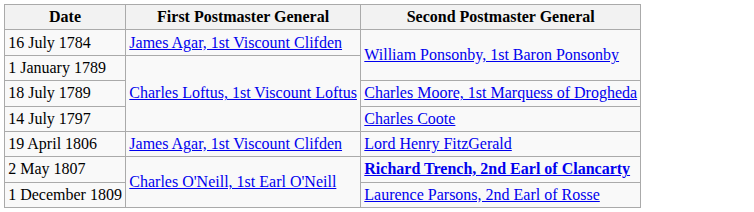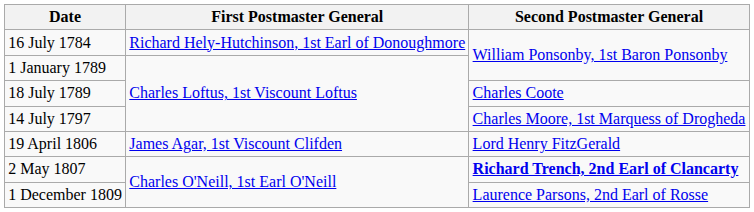(236, 42) James Agar, 1st Viscount Clifden -> (297, 42) Richard Hely-Hutchinson, 1st Earl of Donoughmore
(501, 93) Charles Moore, 1st Marquess of Drogheda -> (518, 93) Charles Coote
(410, 118) Charles Coote -> (609, 118) Charles Moore, 1st Marquess of Drogheda
